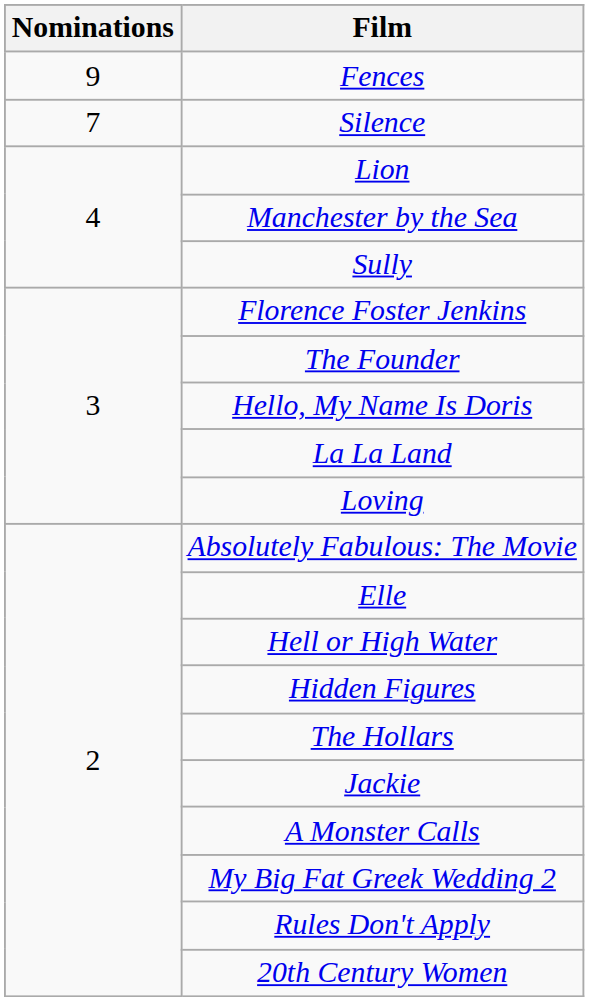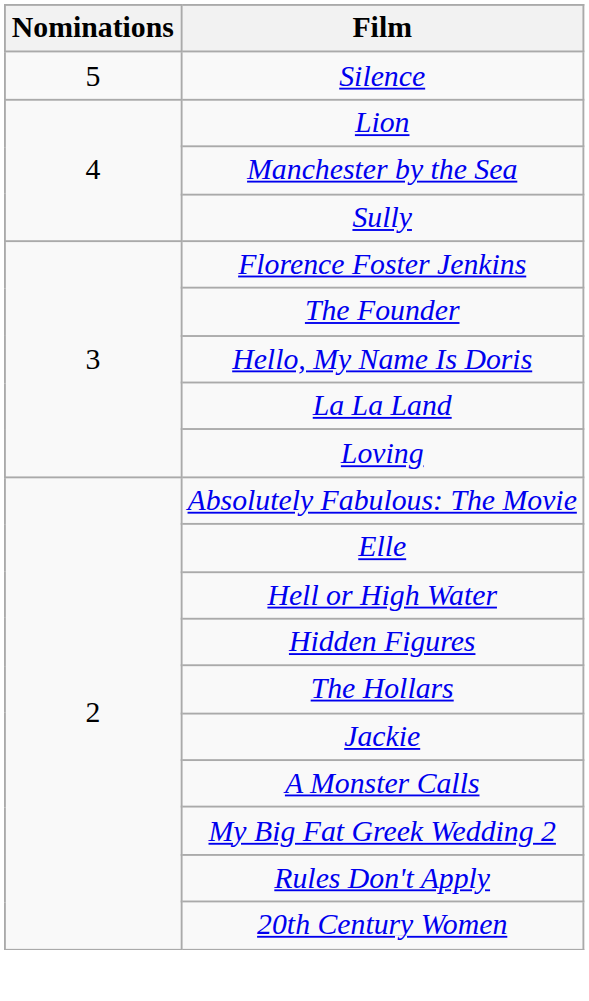- row: (382, 75)
(93, 122) 7 -> (93, 75) 5
